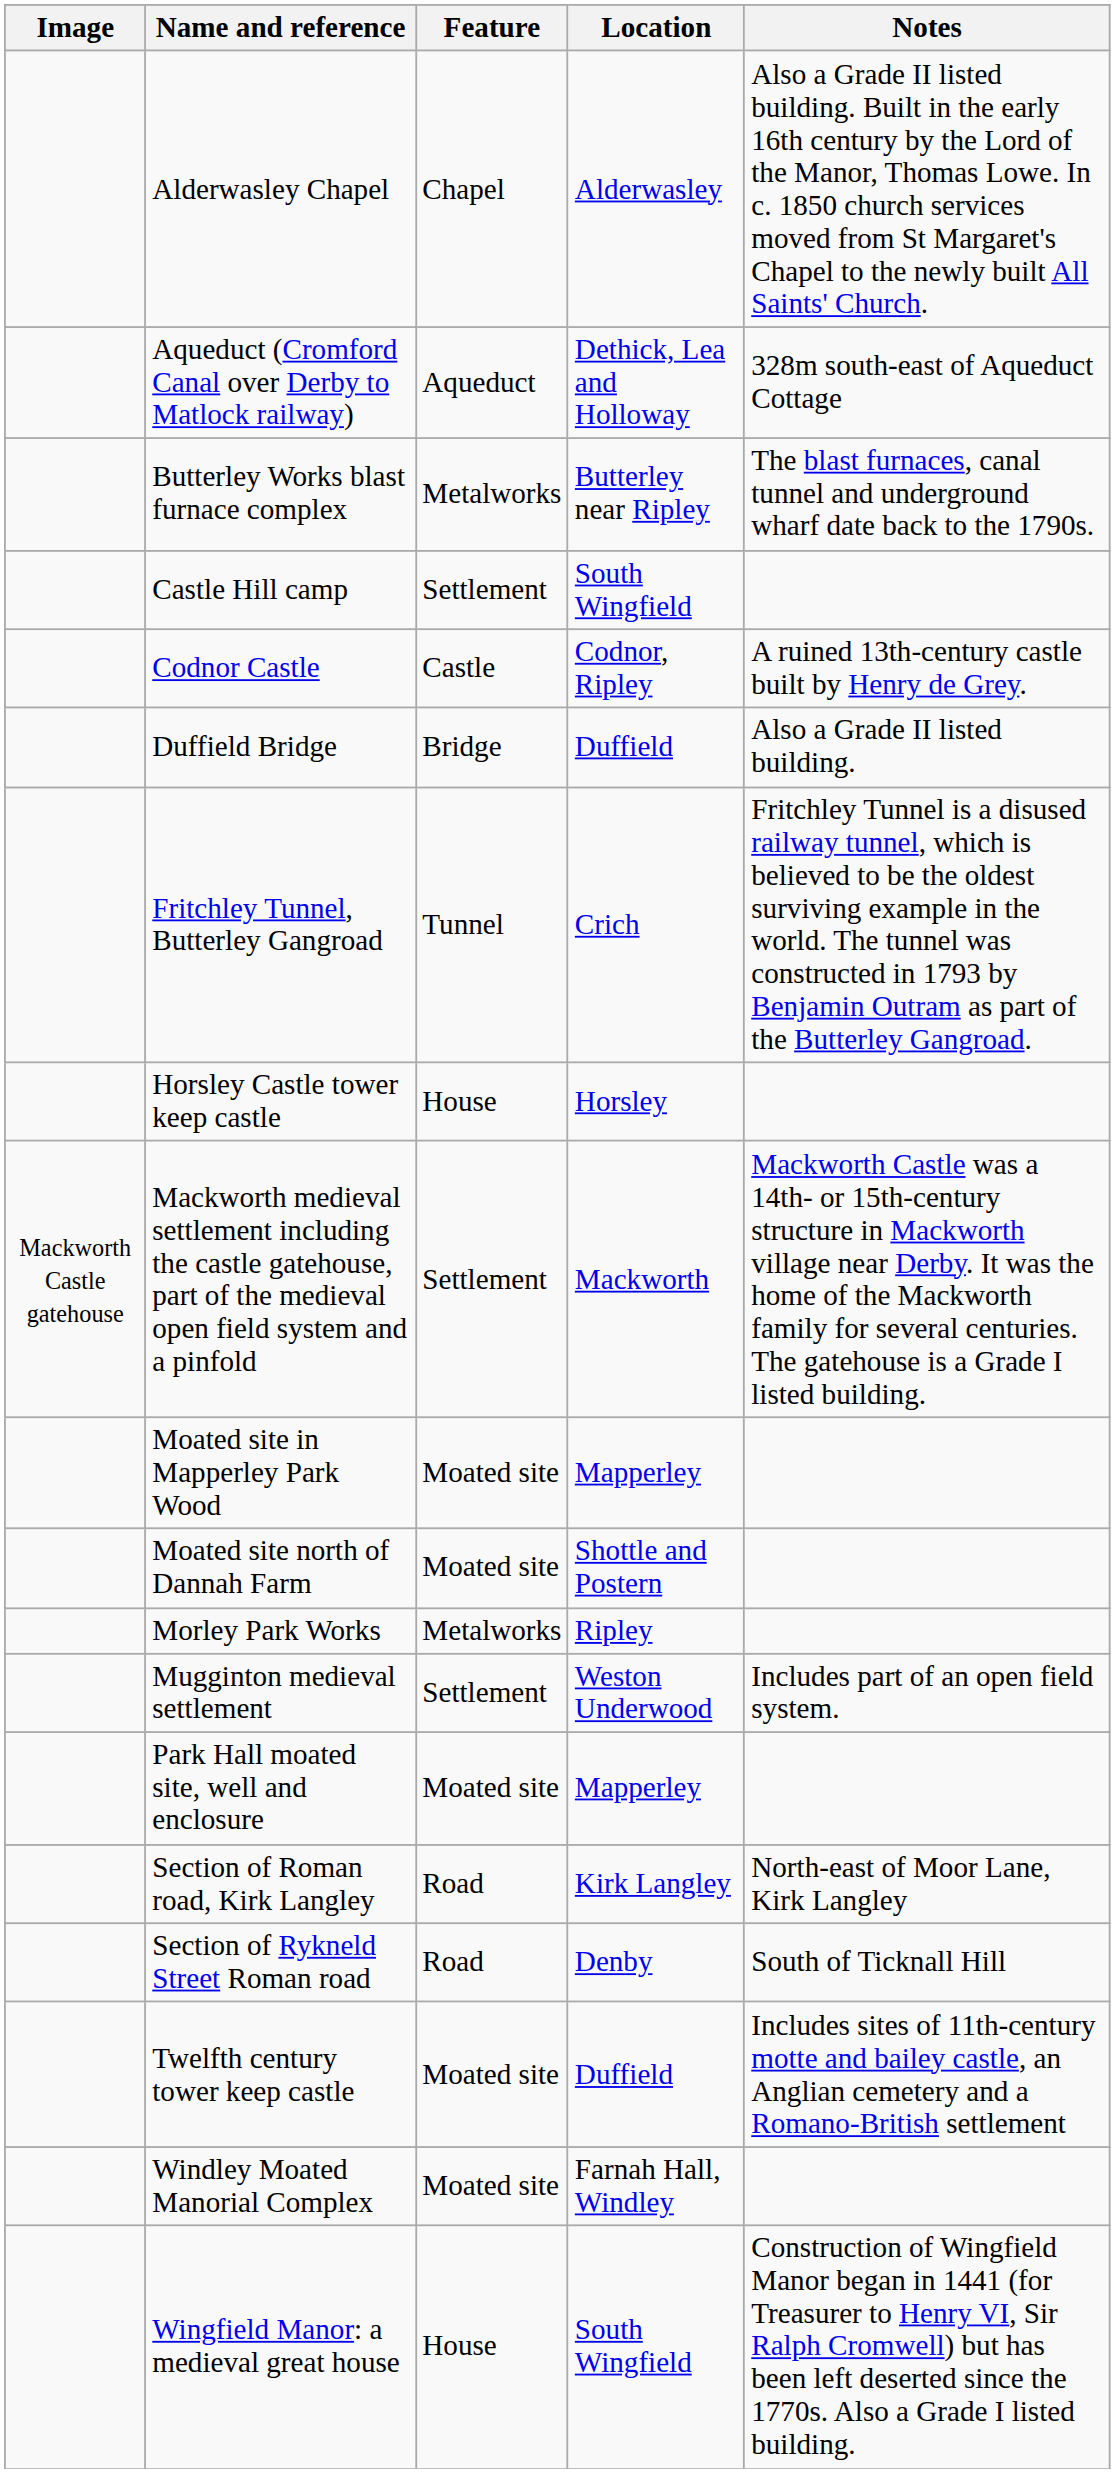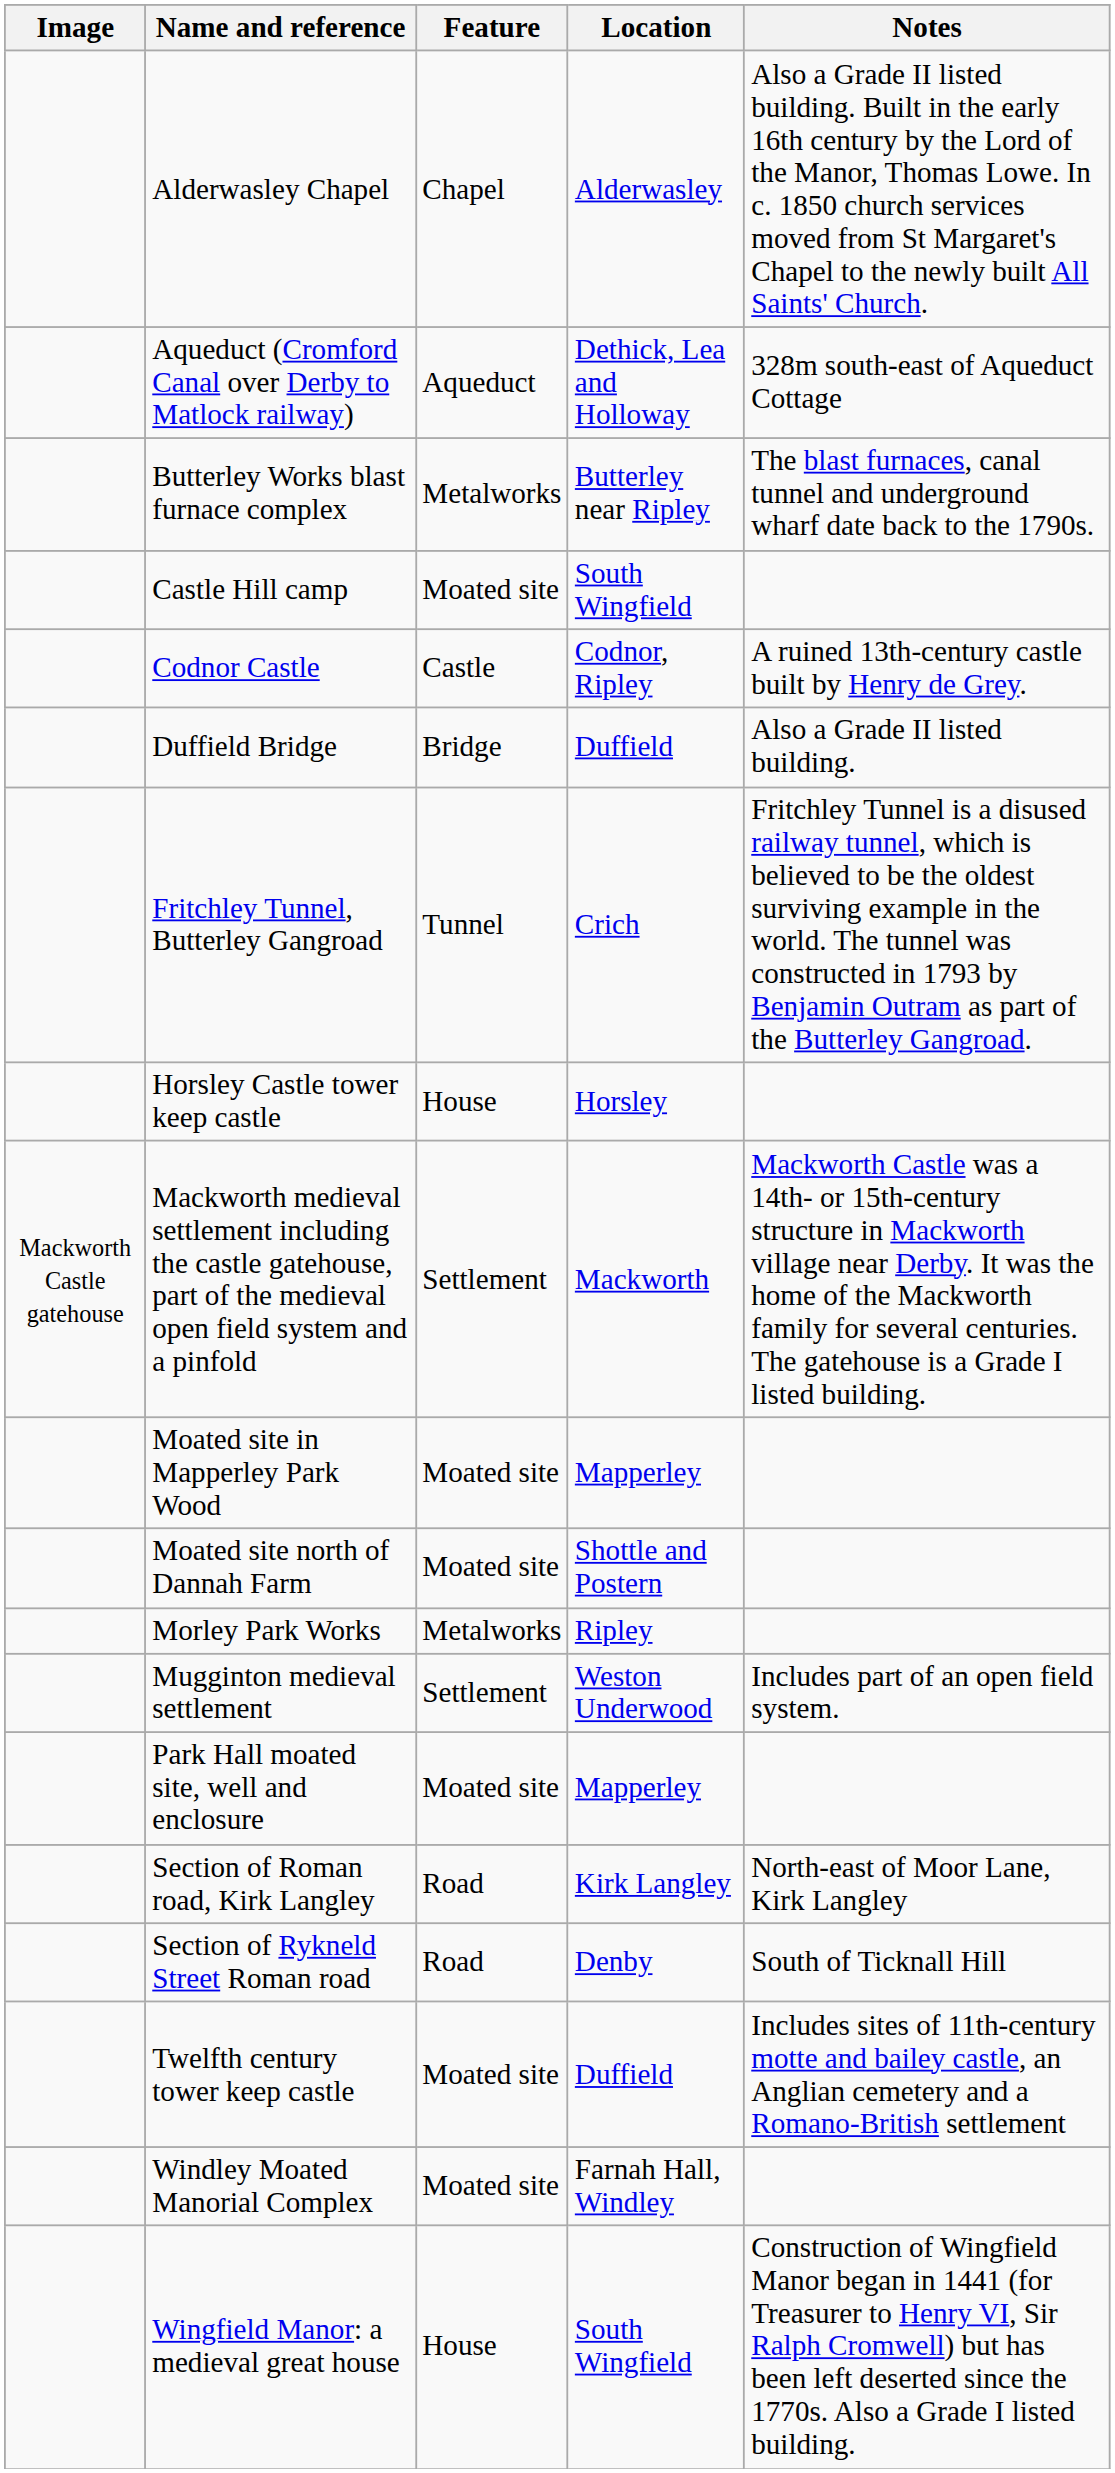(485, 589) Settlement -> (491, 589) Moated site
